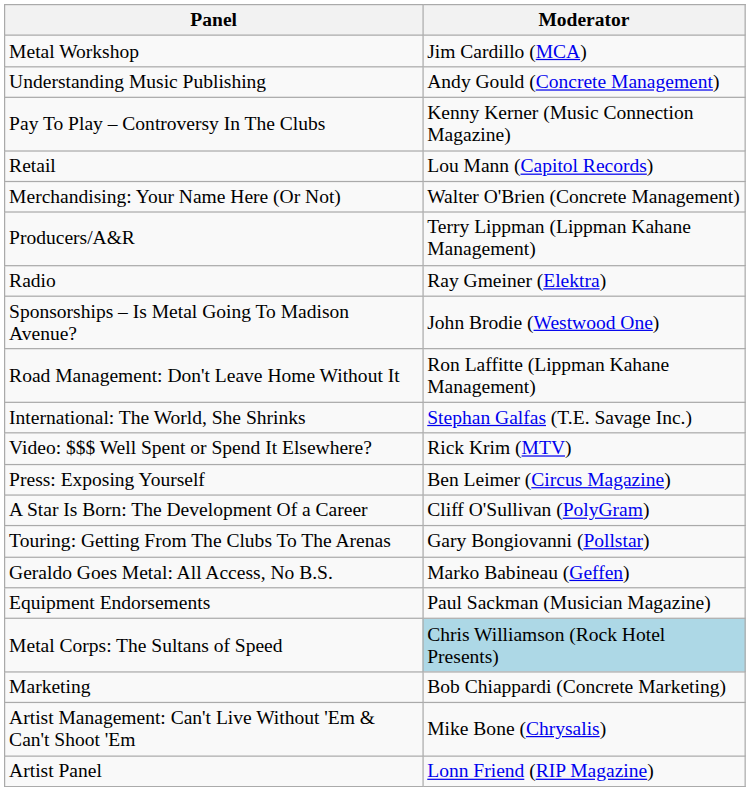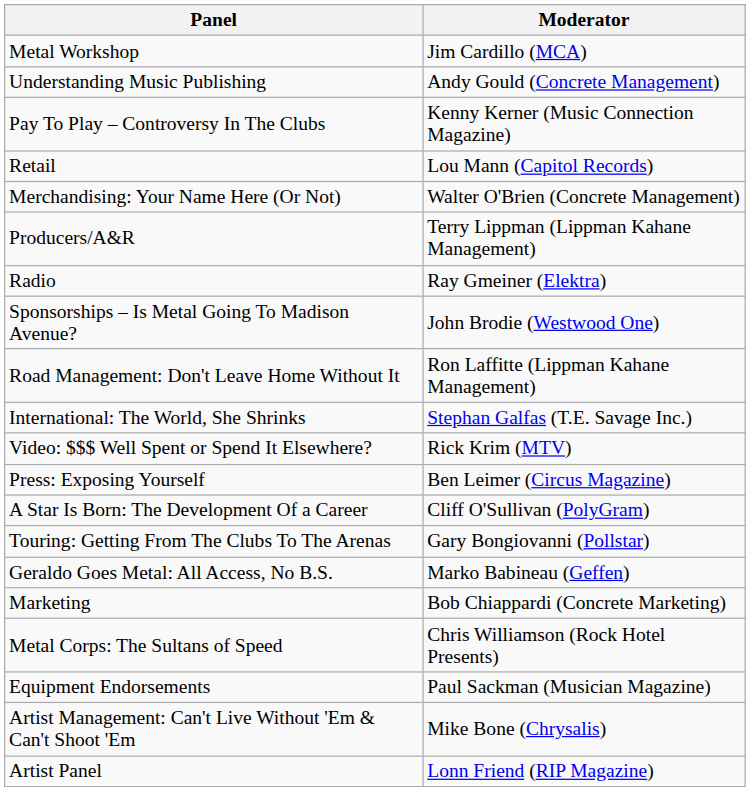rows swapped: (110, 603) <-> (50, 687)
(546, 645) lightblue background -> (546, 645) no background
